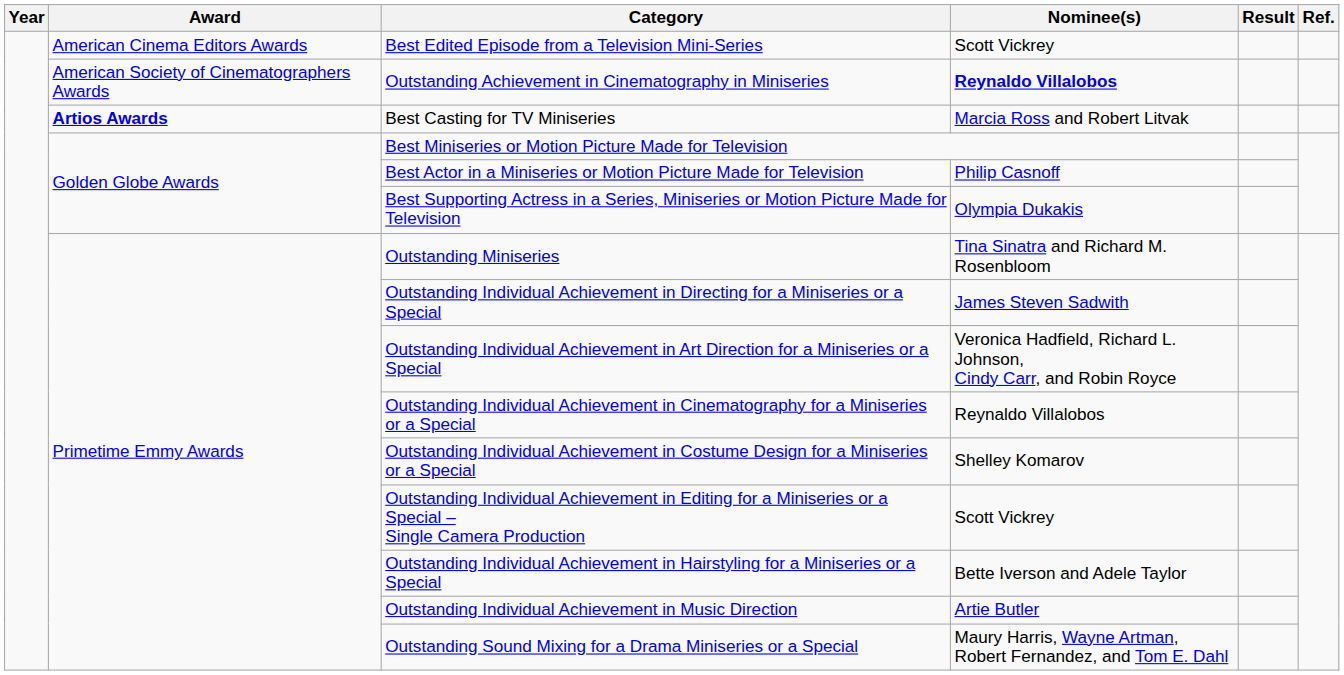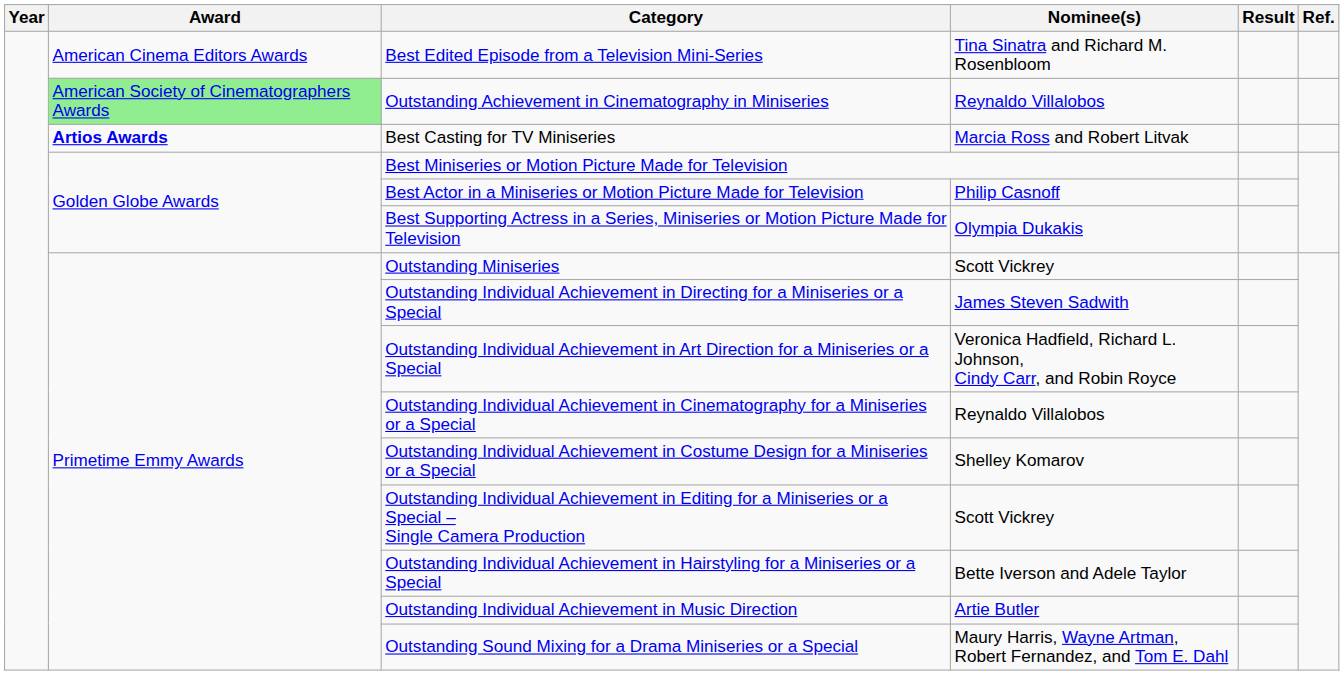(1004, 45) Scott Vickrey -> (1061, 54) Tina Sinatra and Richard M. Rosenbloom
(201, 82) no background -> (201, 101) lightgreen background
(1036, 82) bold -> (1030, 101) normal
(1061, 256) Tina Sinatra and Richard M. Rosenbloom -> (1004, 265) Scott Vickrey
